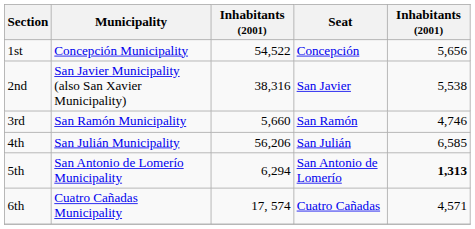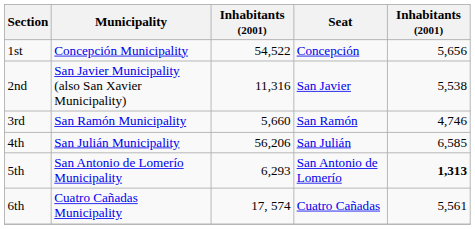(273, 86) 38,316 -> (273, 86) 11,316
(276, 170) 6,294 -> (276, 170) 6,293
(452, 206) 4,571 -> (452, 206) 5,561
